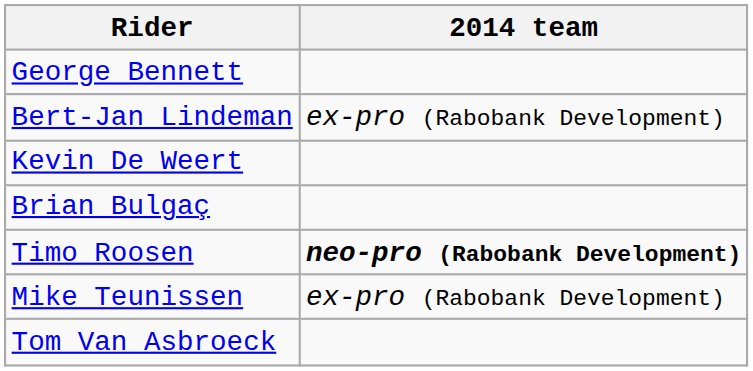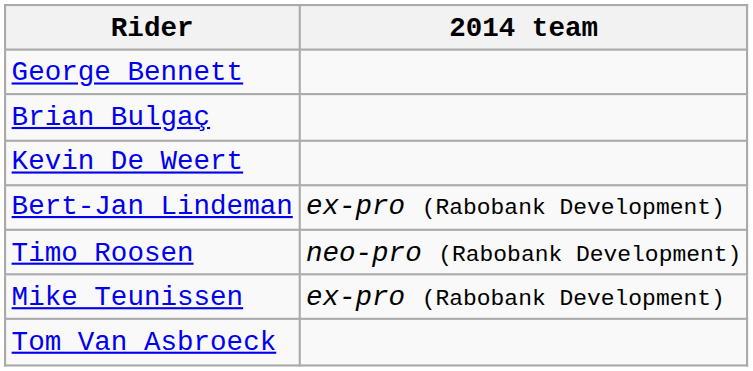rows swapped: (111, 207) <-> (152, 117)
(524, 252) bold -> (524, 252) normal
